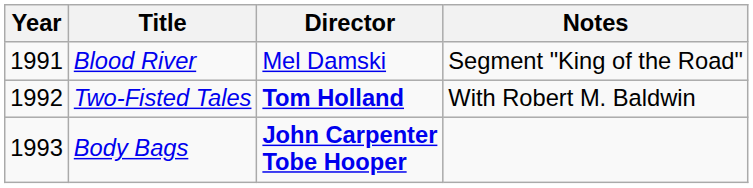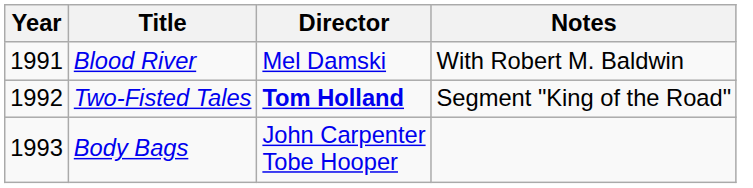(596, 60) Segment "King of the Road" -> (560, 60) With Robert M. Baldwin
(572, 98) With Robert M. Baldwin -> (584, 98) Segment "King of the Road"
(350, 149) bold -> (344, 149) normal
